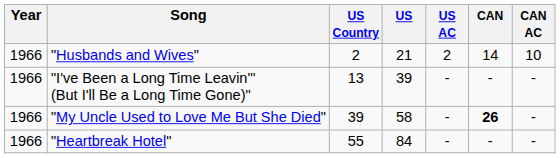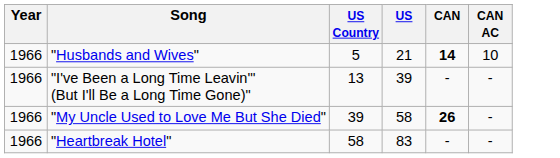- column: (447, 25)
(356, 55) 2 -> (356, 55) 5
(490, 55) normal -> (447, 55) bold
(356, 141) 55 -> (356, 141) 58
(404, 141) 84 -> (404, 141) 83
